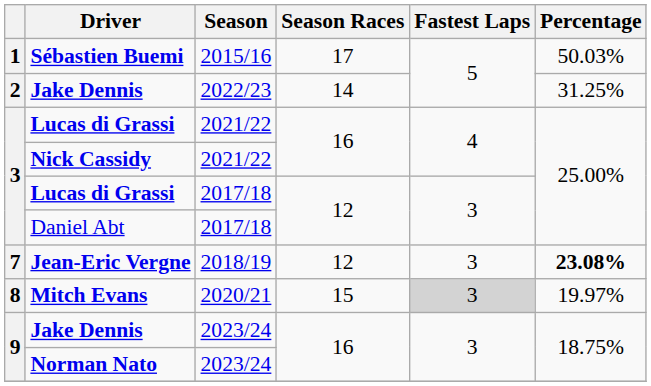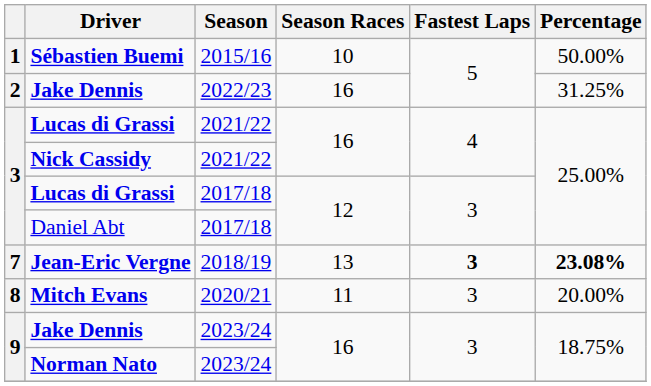(343, 55) 17 -> (343, 55) 10
(591, 55) 50.03% -> (591, 55) 50.00%
(343, 90) 14 -> (343, 90) 16
(343, 261) 12 -> (343, 261) 13
(472, 261) normal -> (472, 261) bold
(343, 295) 15 -> (343, 295) 11
(472, 295) lightgrey background -> (472, 295) no background
(591, 295) 19.97% -> (591, 295) 20.00%
